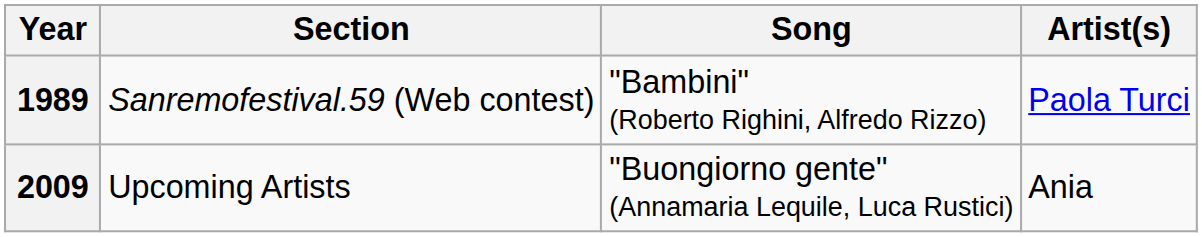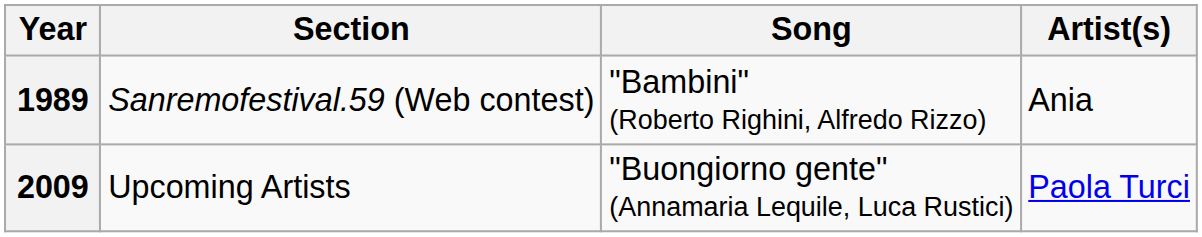(1109, 99) Paola Turci -> (1061, 99) Ania
(1061, 187) Ania -> (1109, 187) Paola Turci
